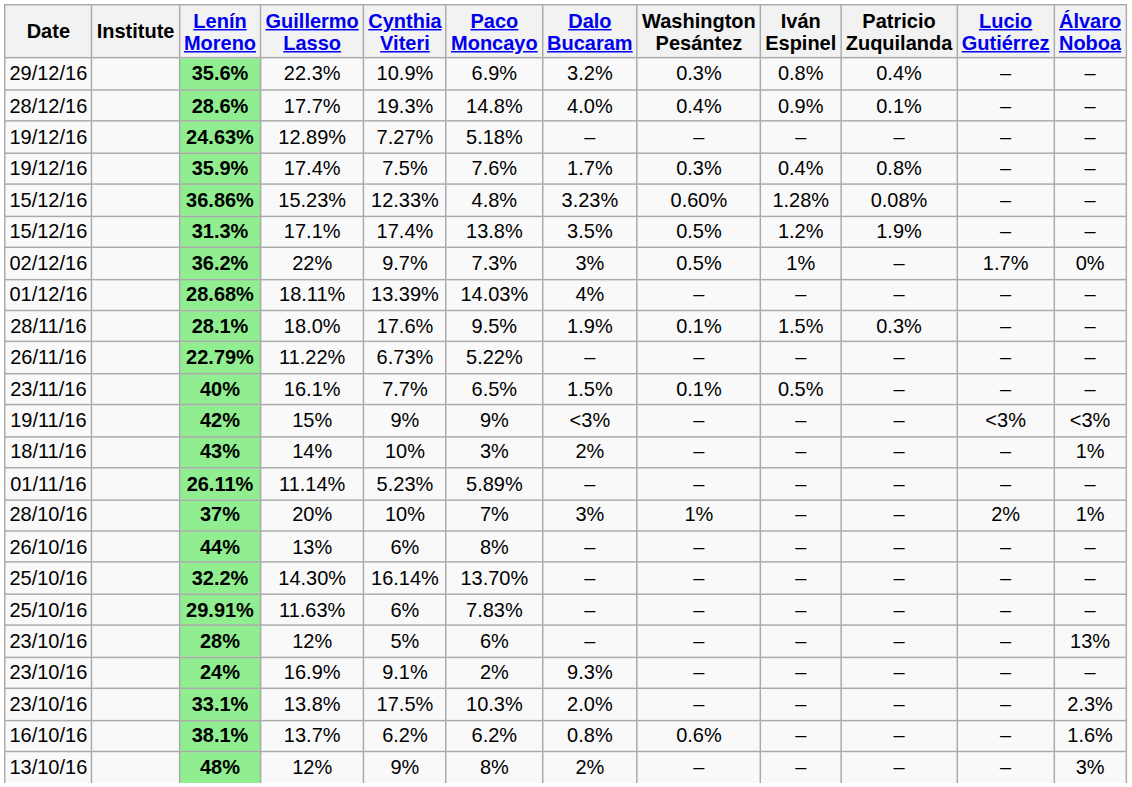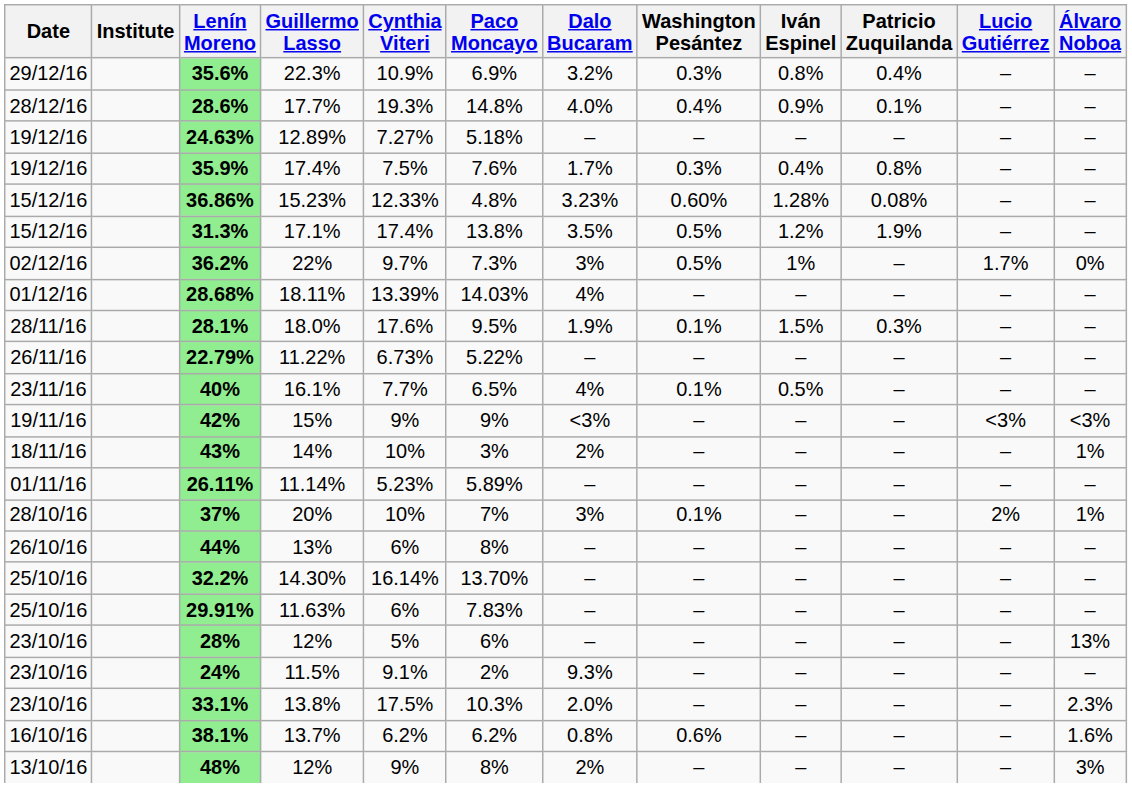(590, 389) 1.5% -> (590, 389) 4%
(699, 515) 1% -> (699, 515) 0.1%
(312, 672) 16.9% -> (312, 672) 11.5%
